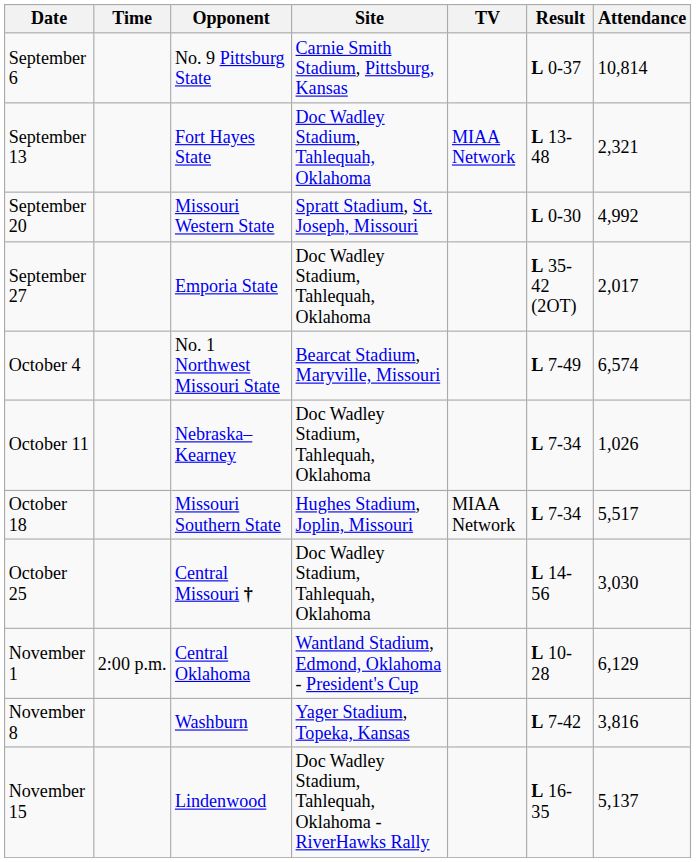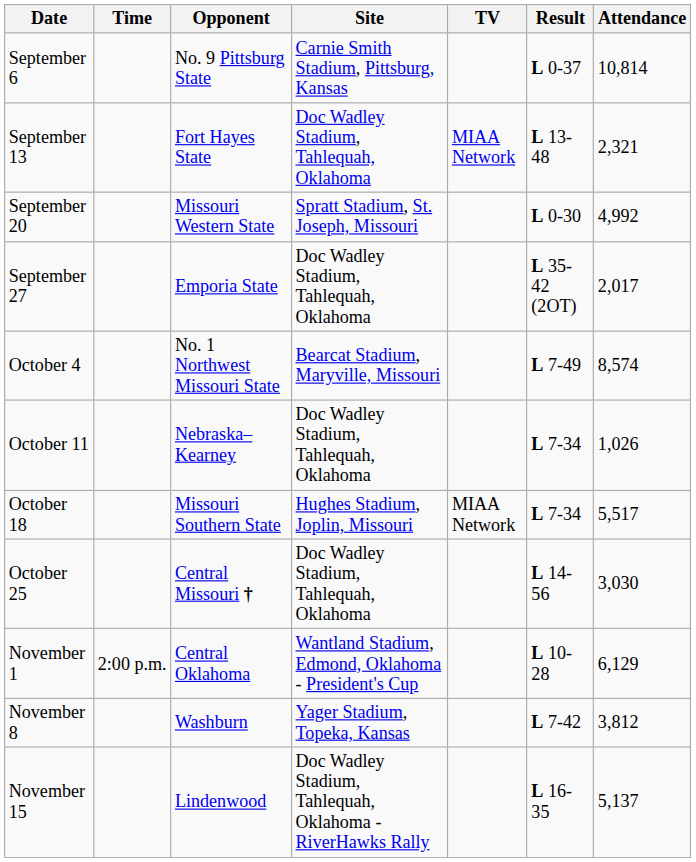(618, 365) 6,574 -> (618, 365) 8,574
(618, 722) 3,816 -> (618, 722) 3,812
